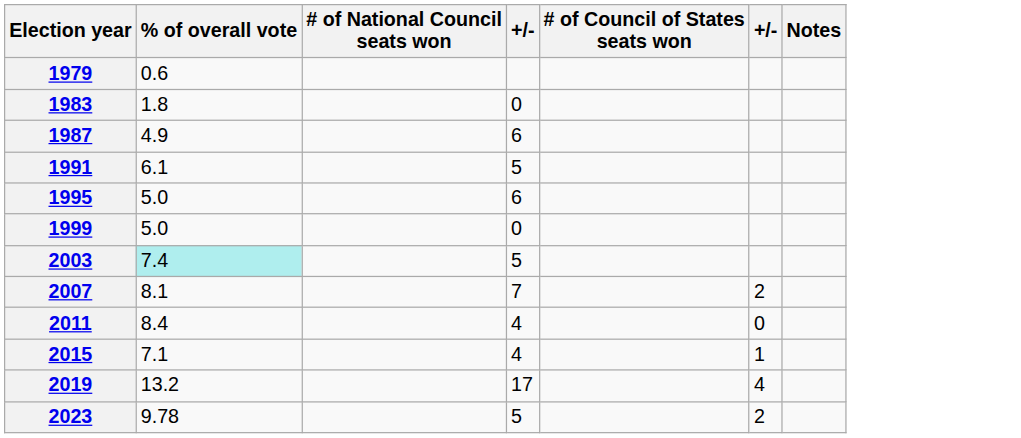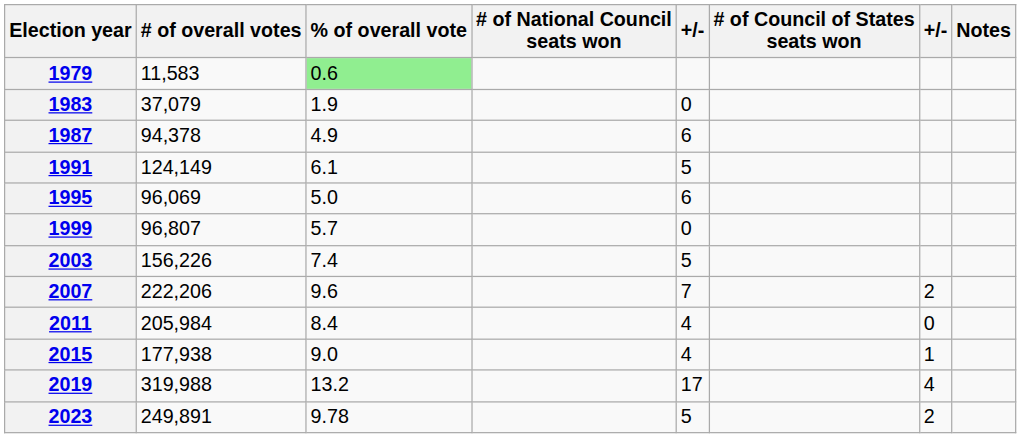+ column: (221, 31)
(154, 73) no background -> (324, 73) lightgreen background
(154, 104) 1.8 -> (324, 104) 1.9
(154, 229) 5.0 -> (324, 229) 5.7
(154, 260) paleturquoise background -> (324, 260) no background
(154, 291) 8.1 -> (324, 291) 9.6
(154, 354) 7.1 -> (324, 354) 9.0
